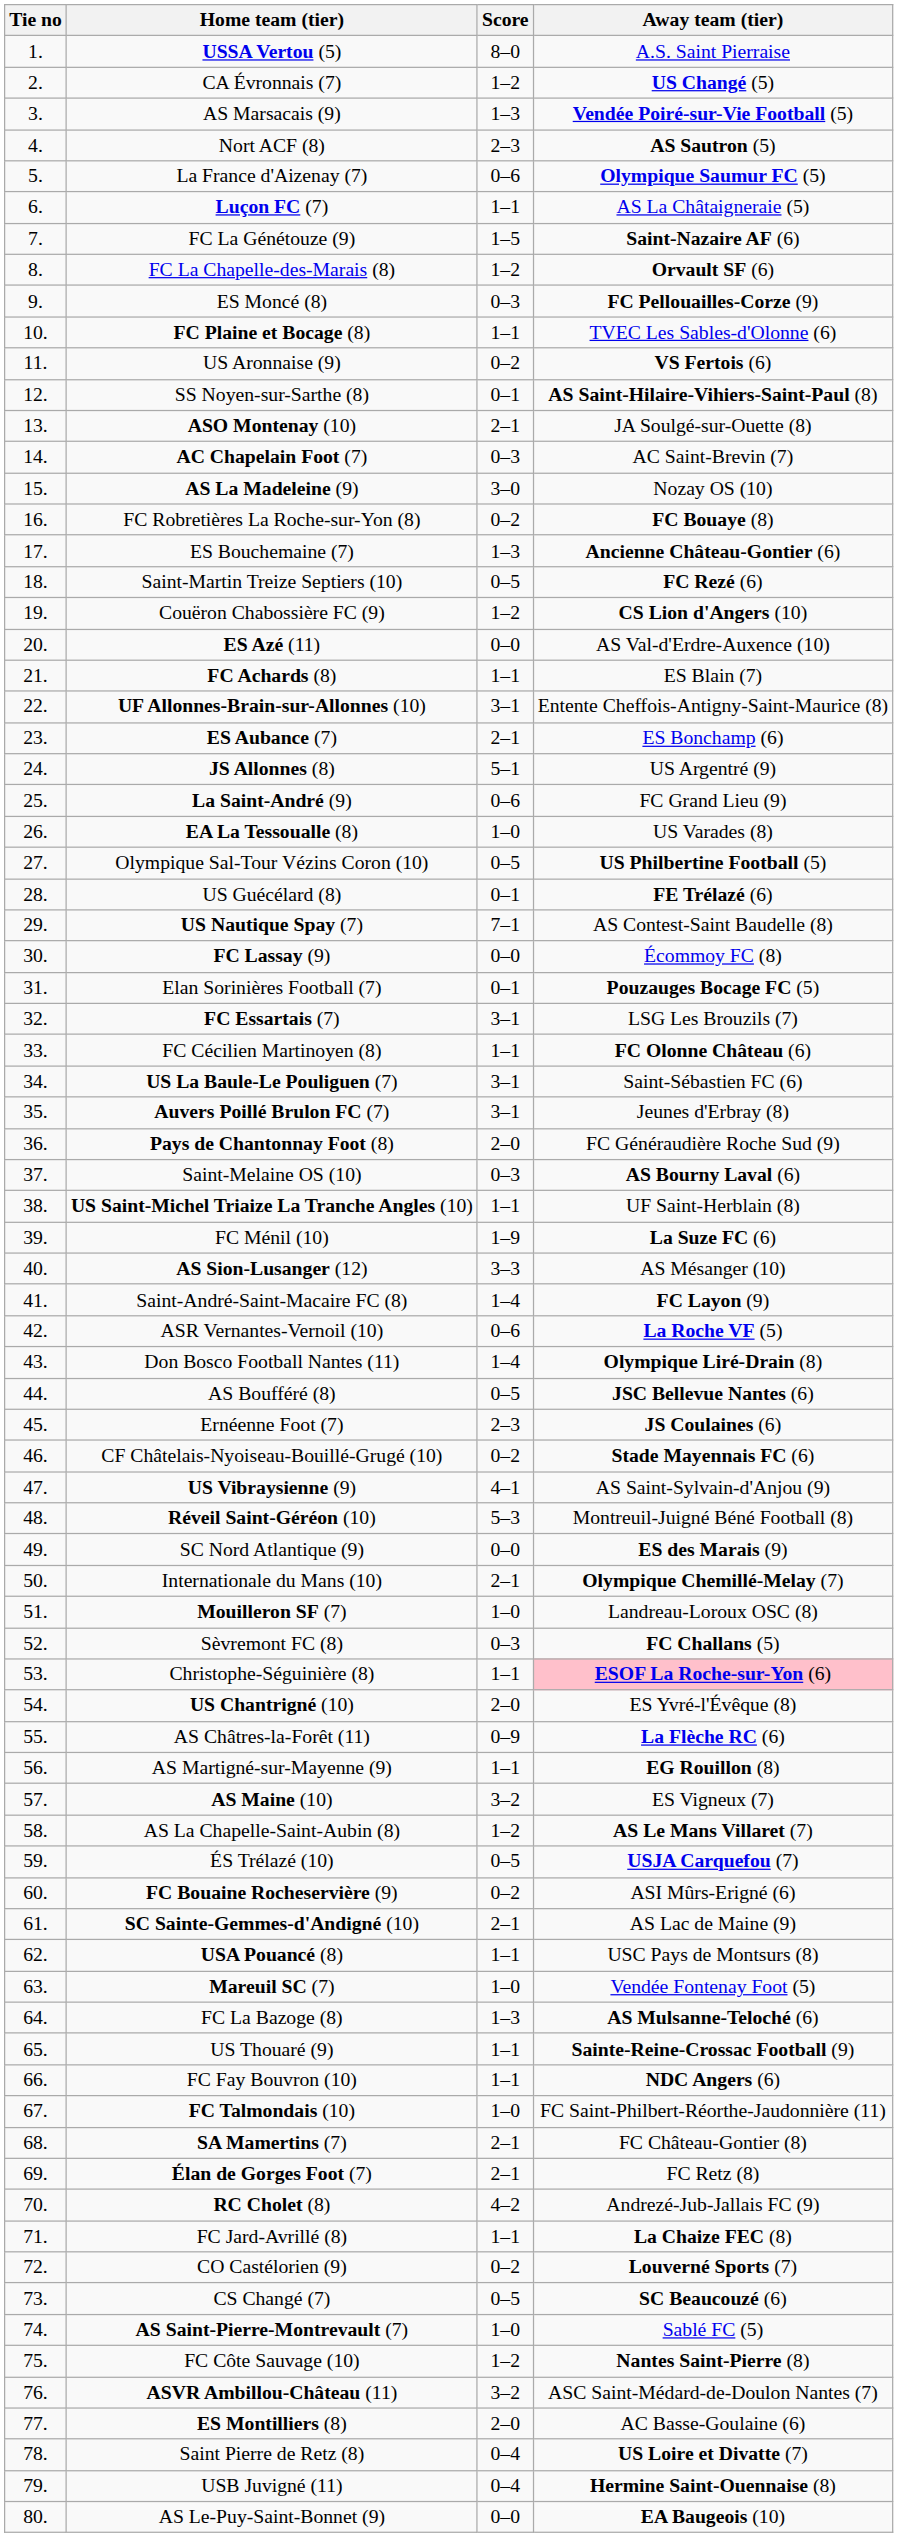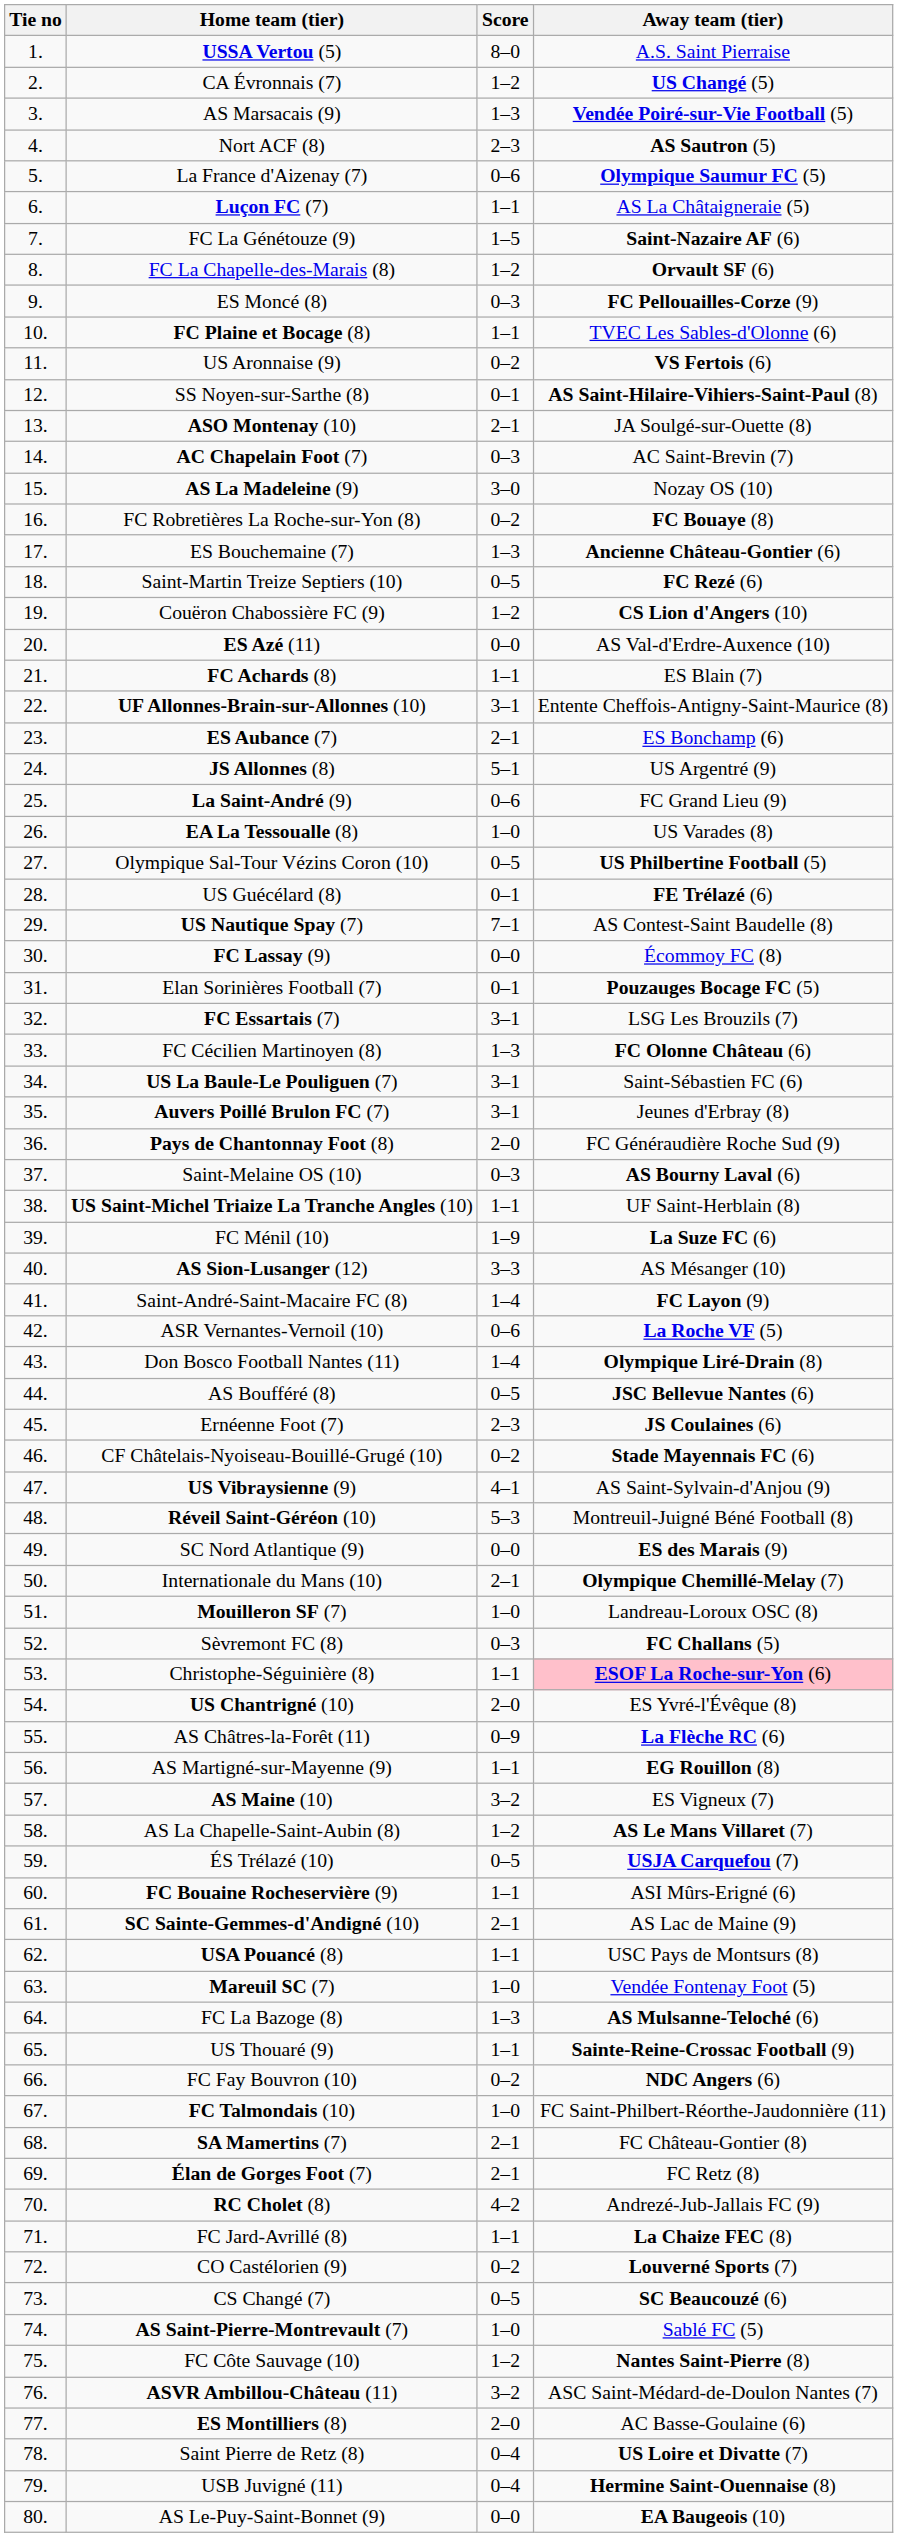(505, 1050) 1–1 -> (505, 1050) 1–3
(505, 1892) 0–2 -> (505, 1892) 1–1
(505, 2080) 1–1 -> (505, 2080) 0–2
